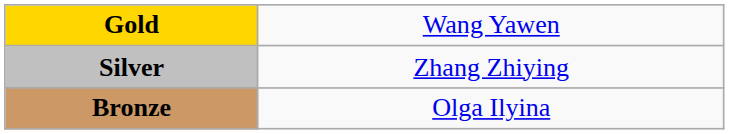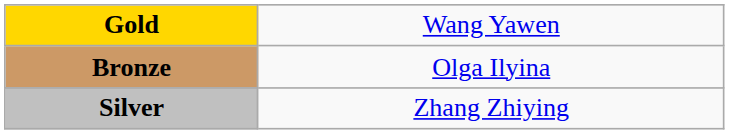rows swapped: (132, 66) <-> (132, 107)
